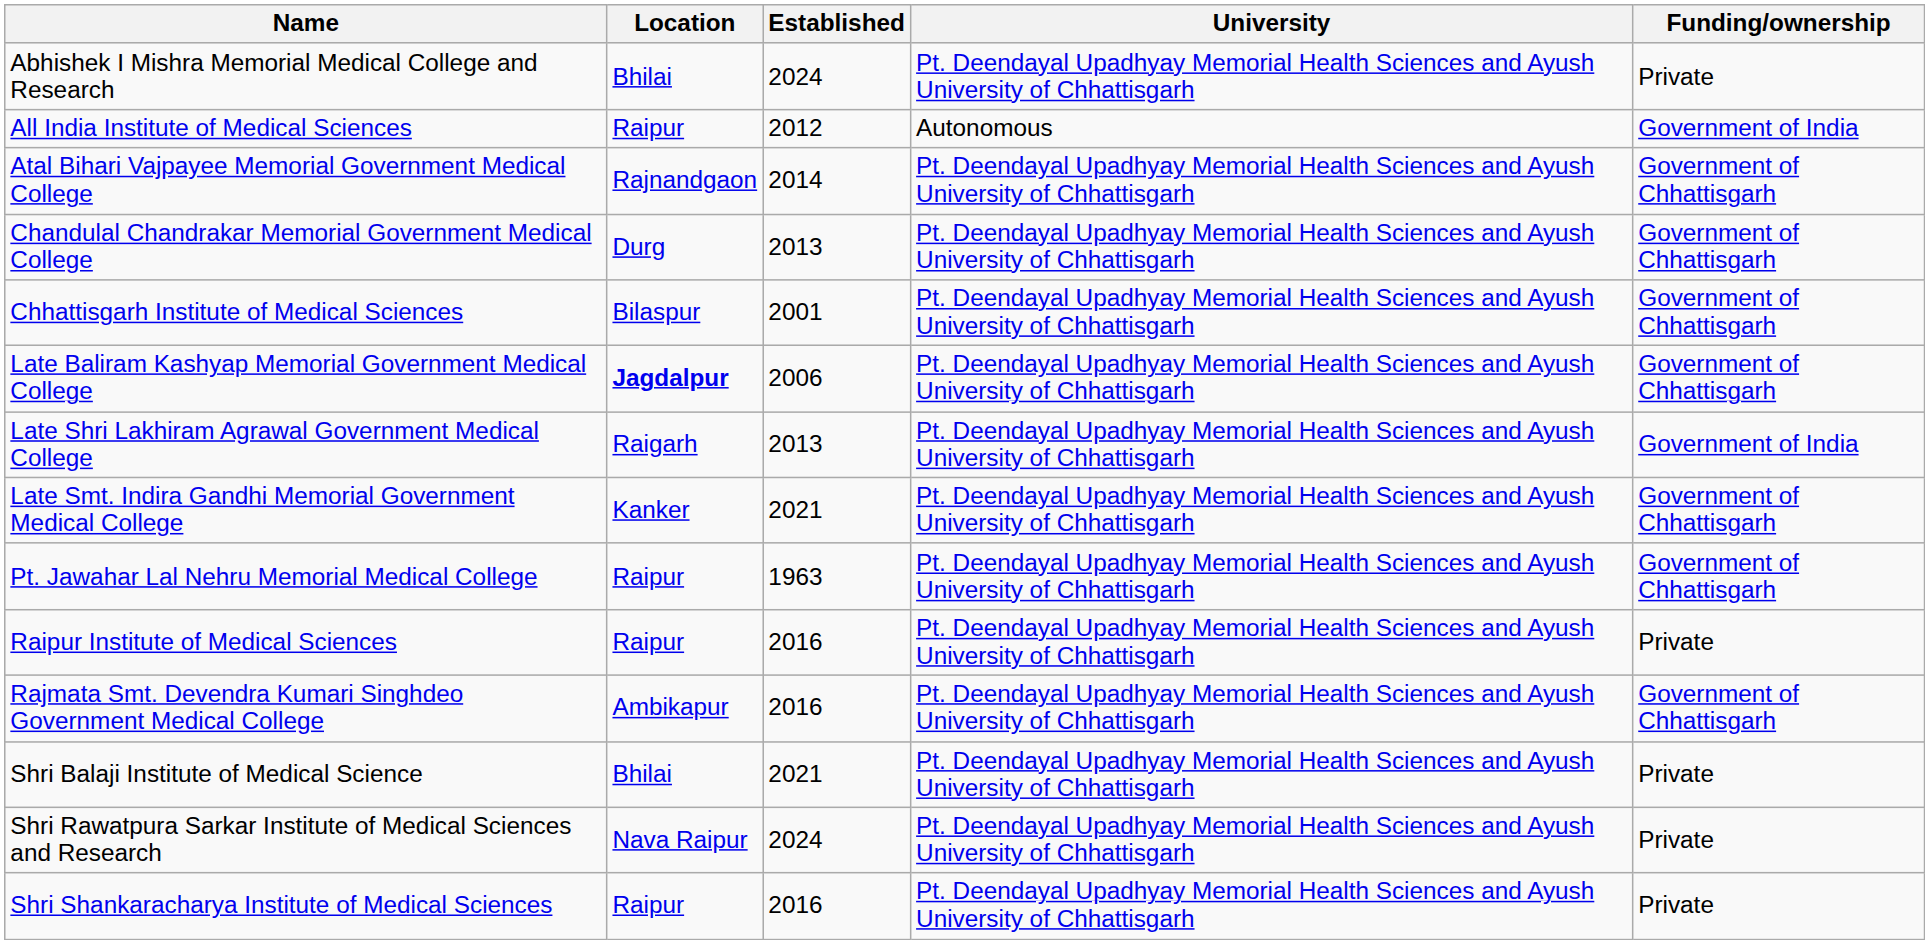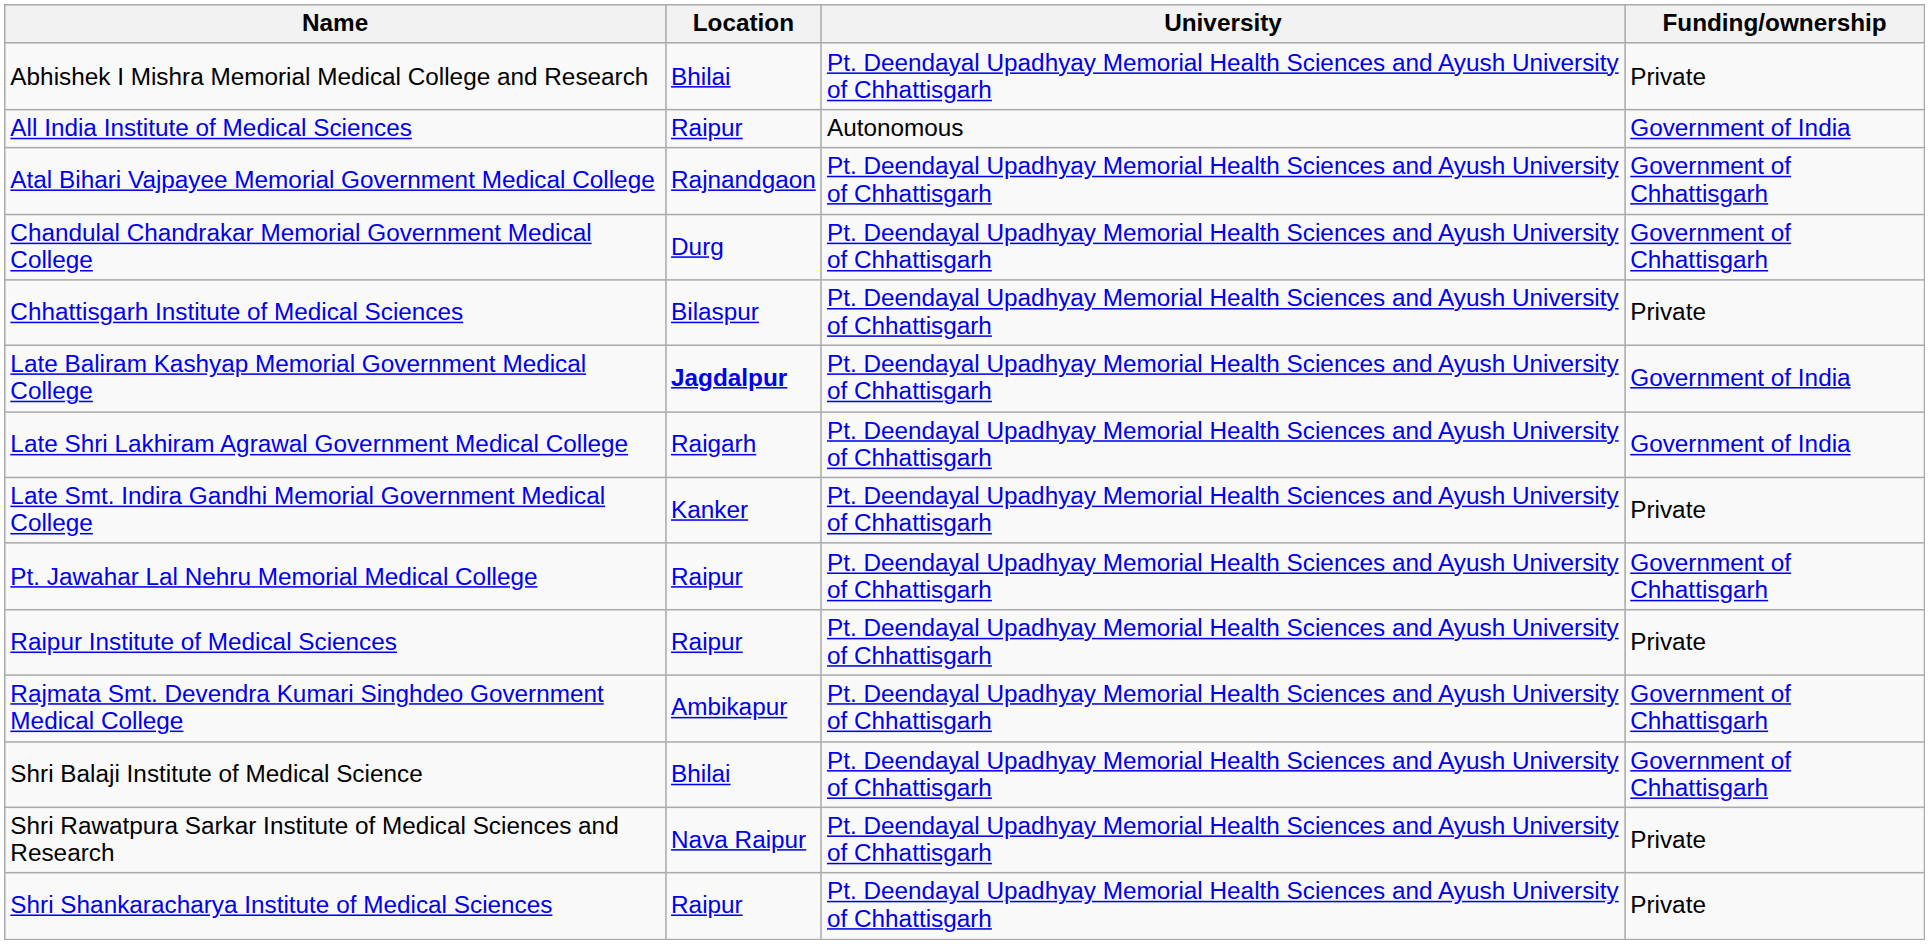- column: (837, 23)
(1719, 312) Government of Chhattisgarh -> (1668, 312) Private
(1719, 378) Government of Chhattisgarh -> (1740, 378) Government of India
(1719, 510) Government of Chhattisgarh -> (1668, 510) Private
(1676, 773) Private -> (1711, 773) Government of Chhattisgarh
